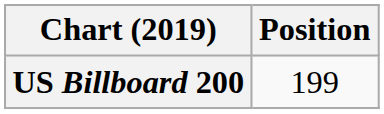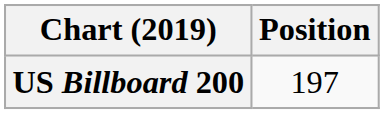(315, 81) 199 -> (315, 81) 197
